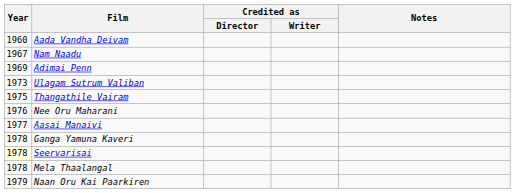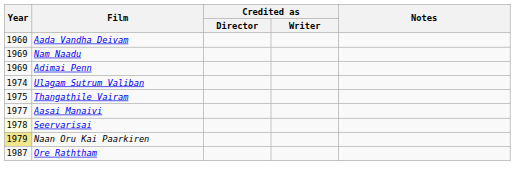(17, 54) 1967 -> (17, 54) 1969
(17, 82) 1973 -> (17, 82) 1974
- row: (76, 111)
- row: (84, 139)
- row: (73, 168)
(17, 182) no background -> (17, 139) khaki background
+ row: (65, 153)
